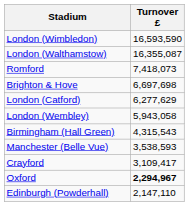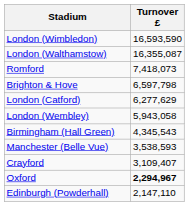(155, 85) 6,697,698 -> (155, 85) 6,597,798
(155, 131) 4,315,543 -> (155, 131) 4,345,543
(155, 162) 3,109,417 -> (155, 162) 3,109,407
